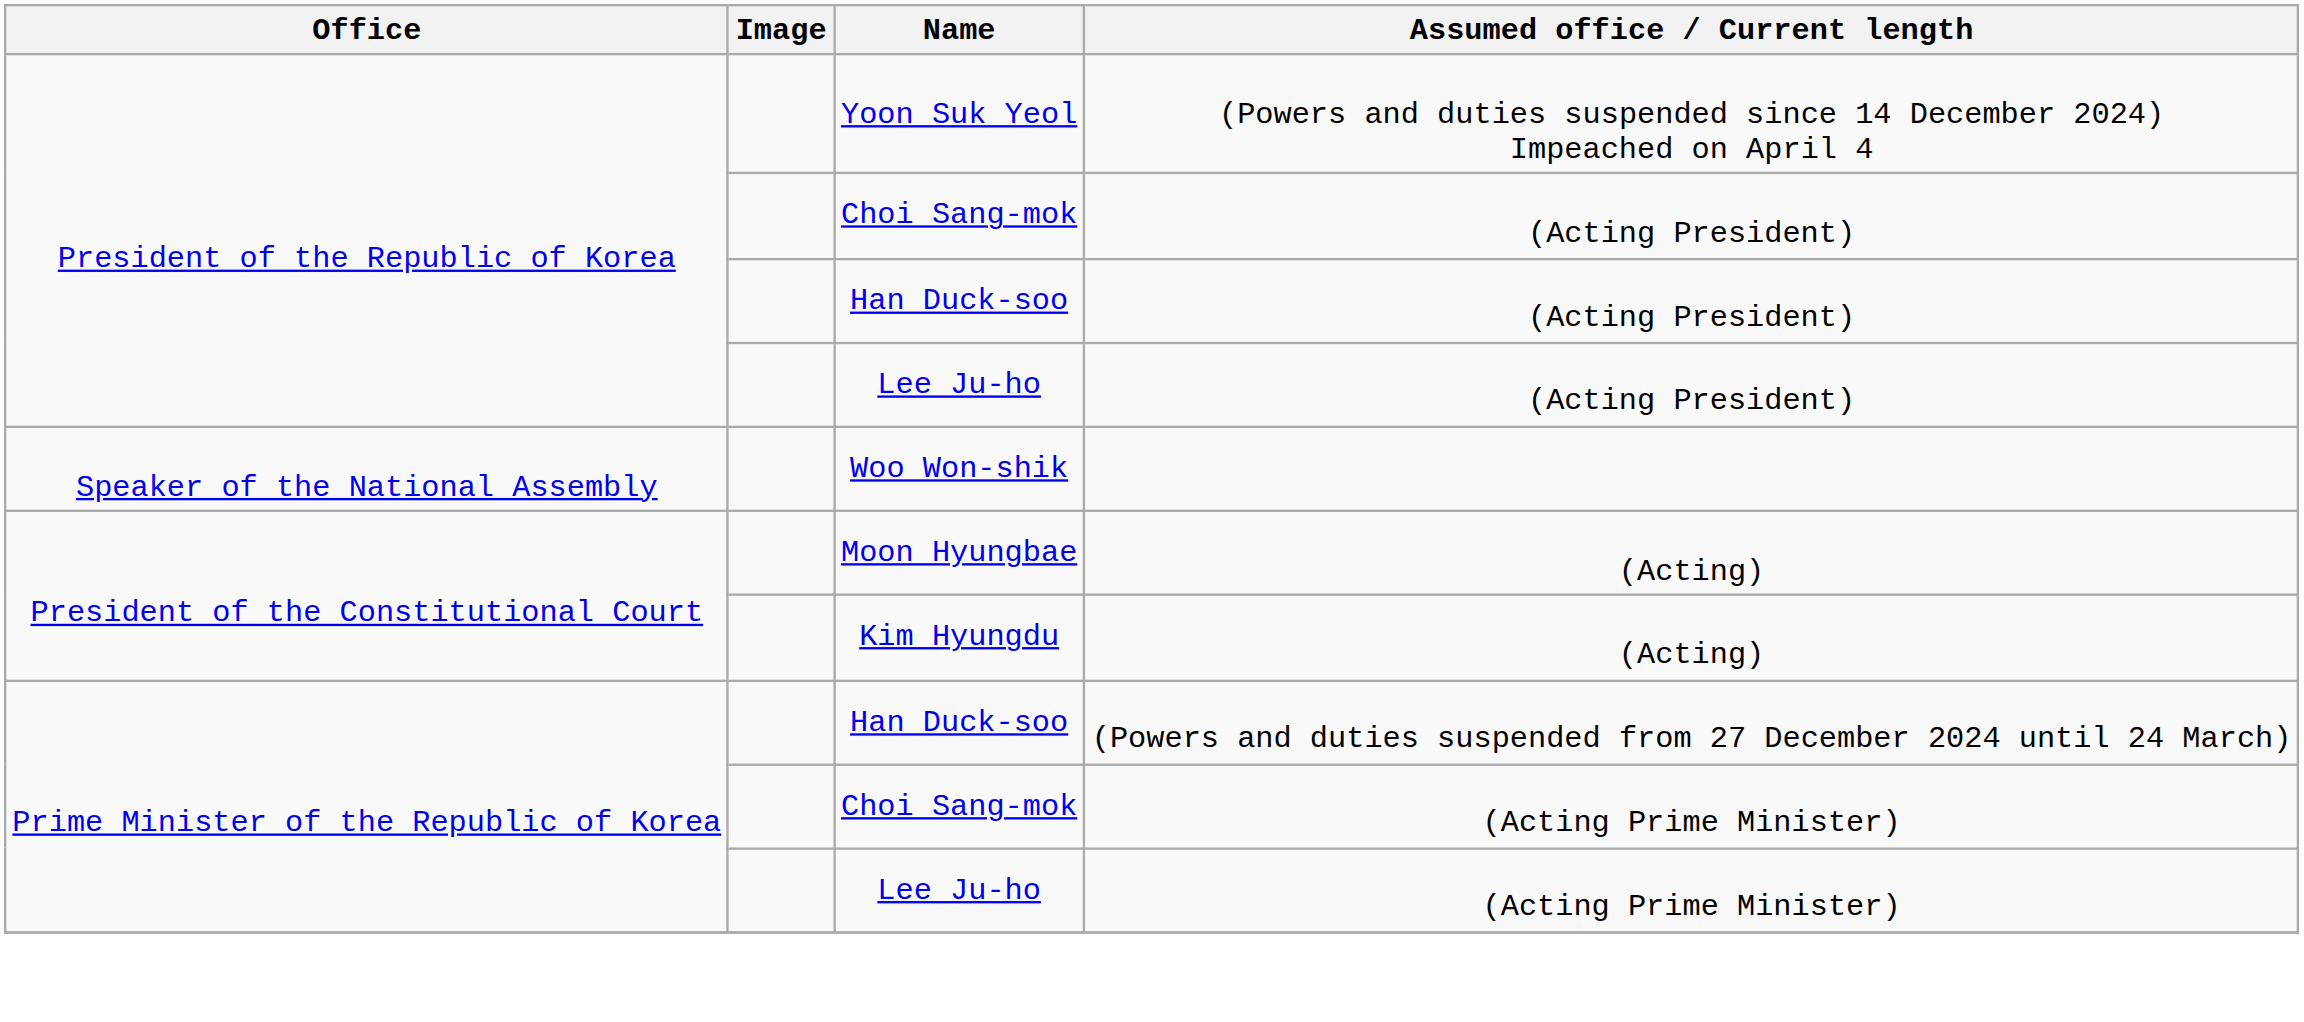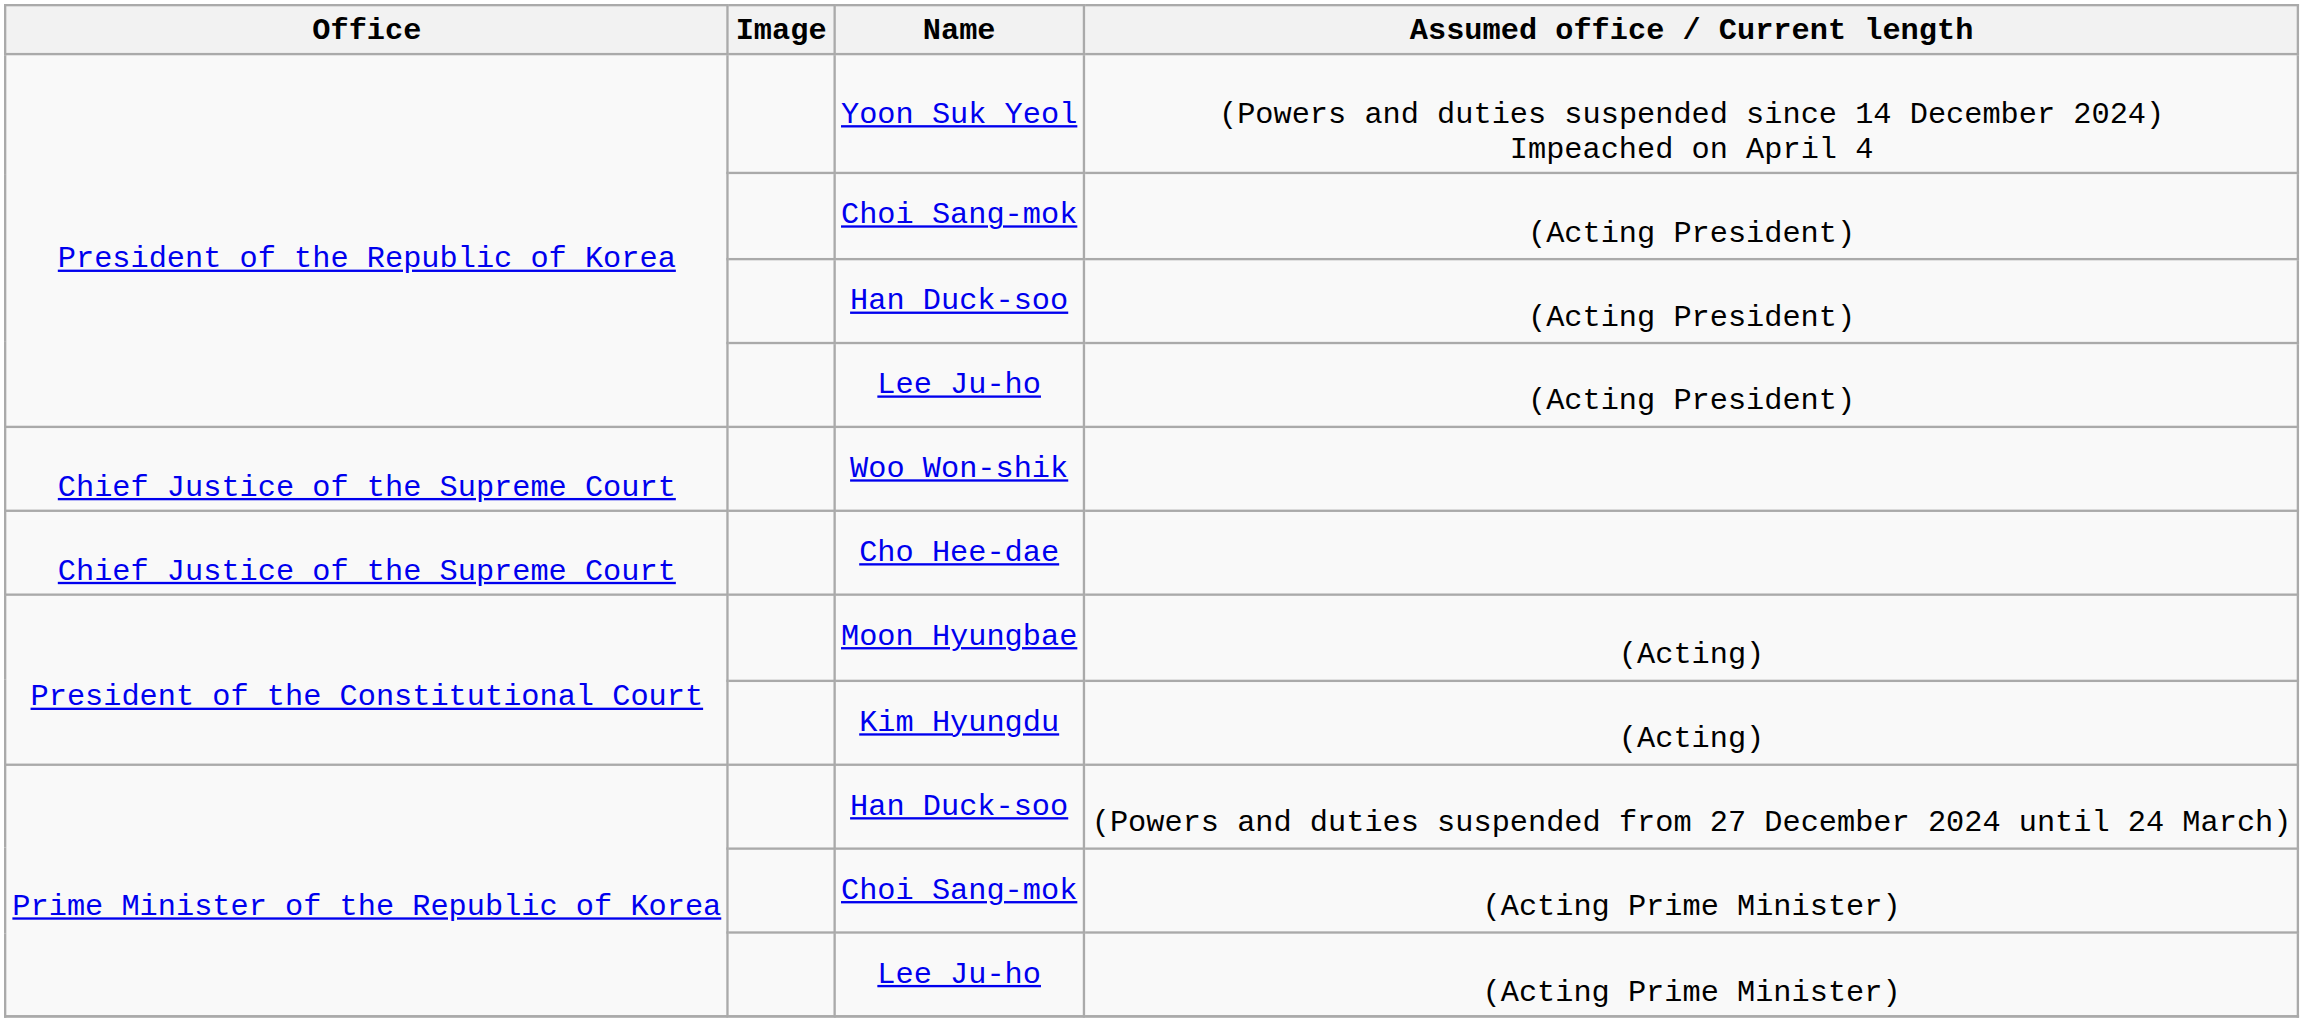(367, 486) Speaker of the National Assembly -> (367, 486) Chief Justice of the Supreme Court
+ row: (959, 553)
